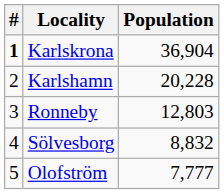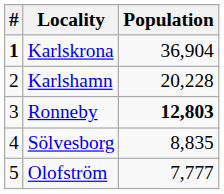(187, 111) normal -> (187, 111) bold
(192, 142) 8,832 -> (192, 142) 8,835
